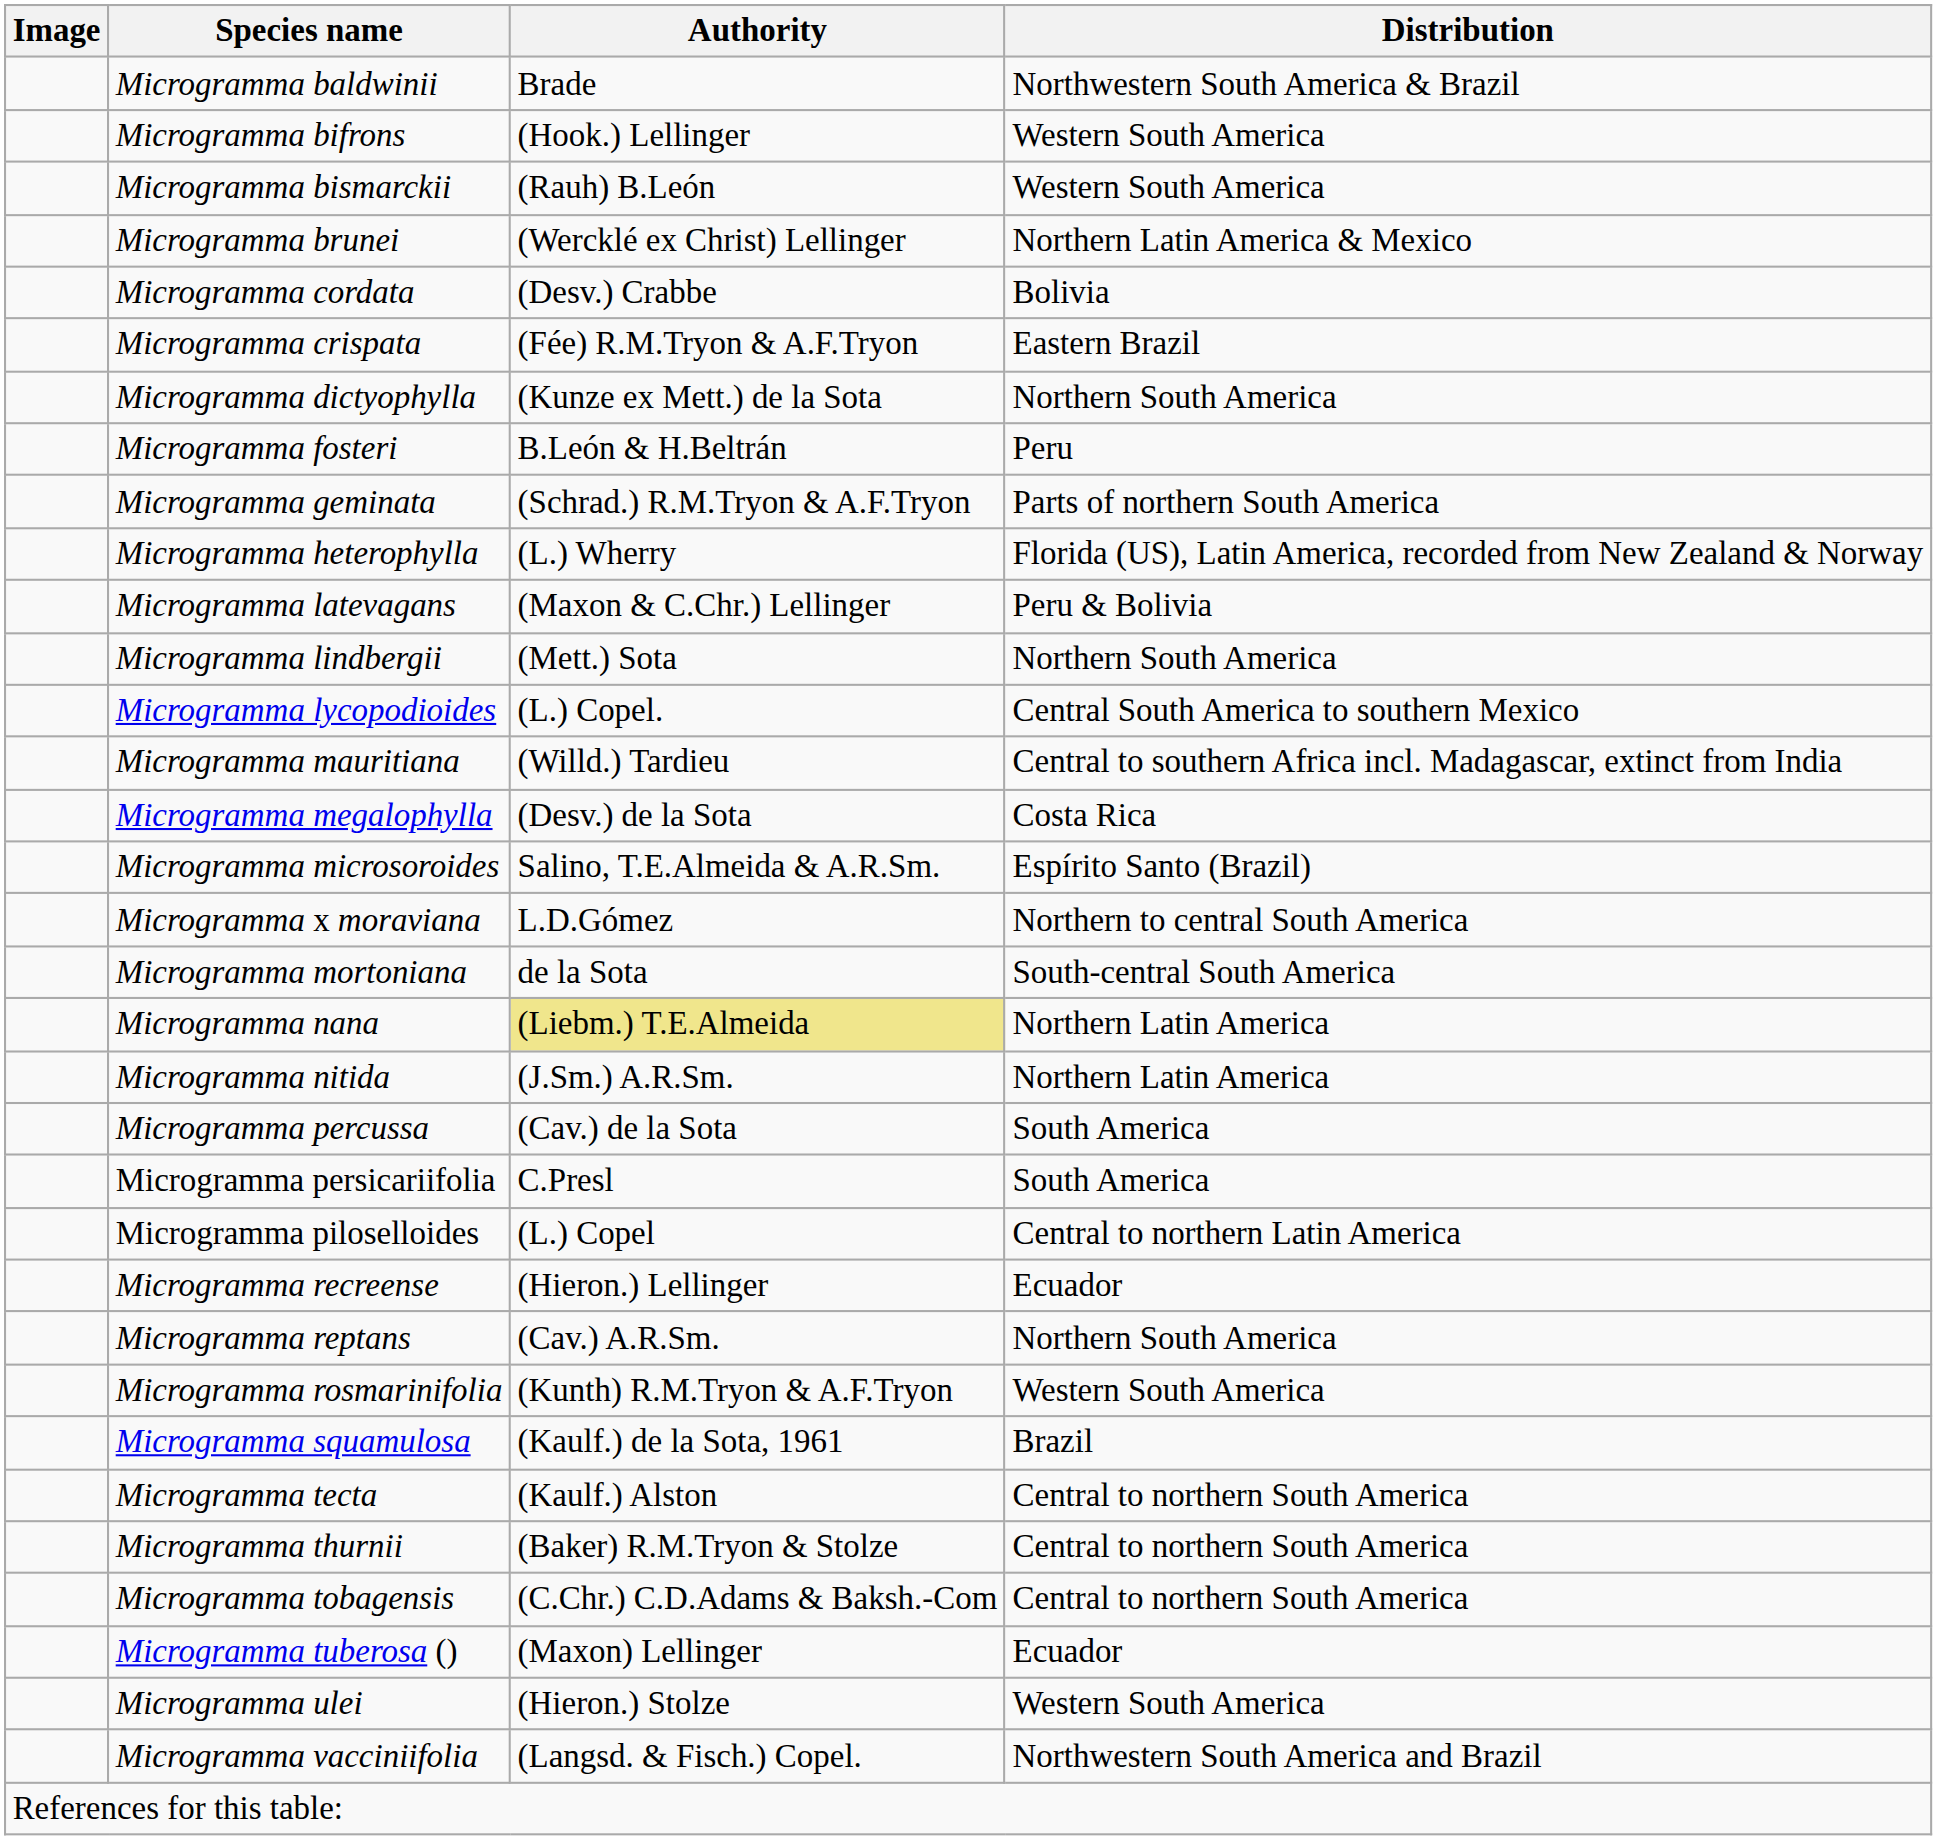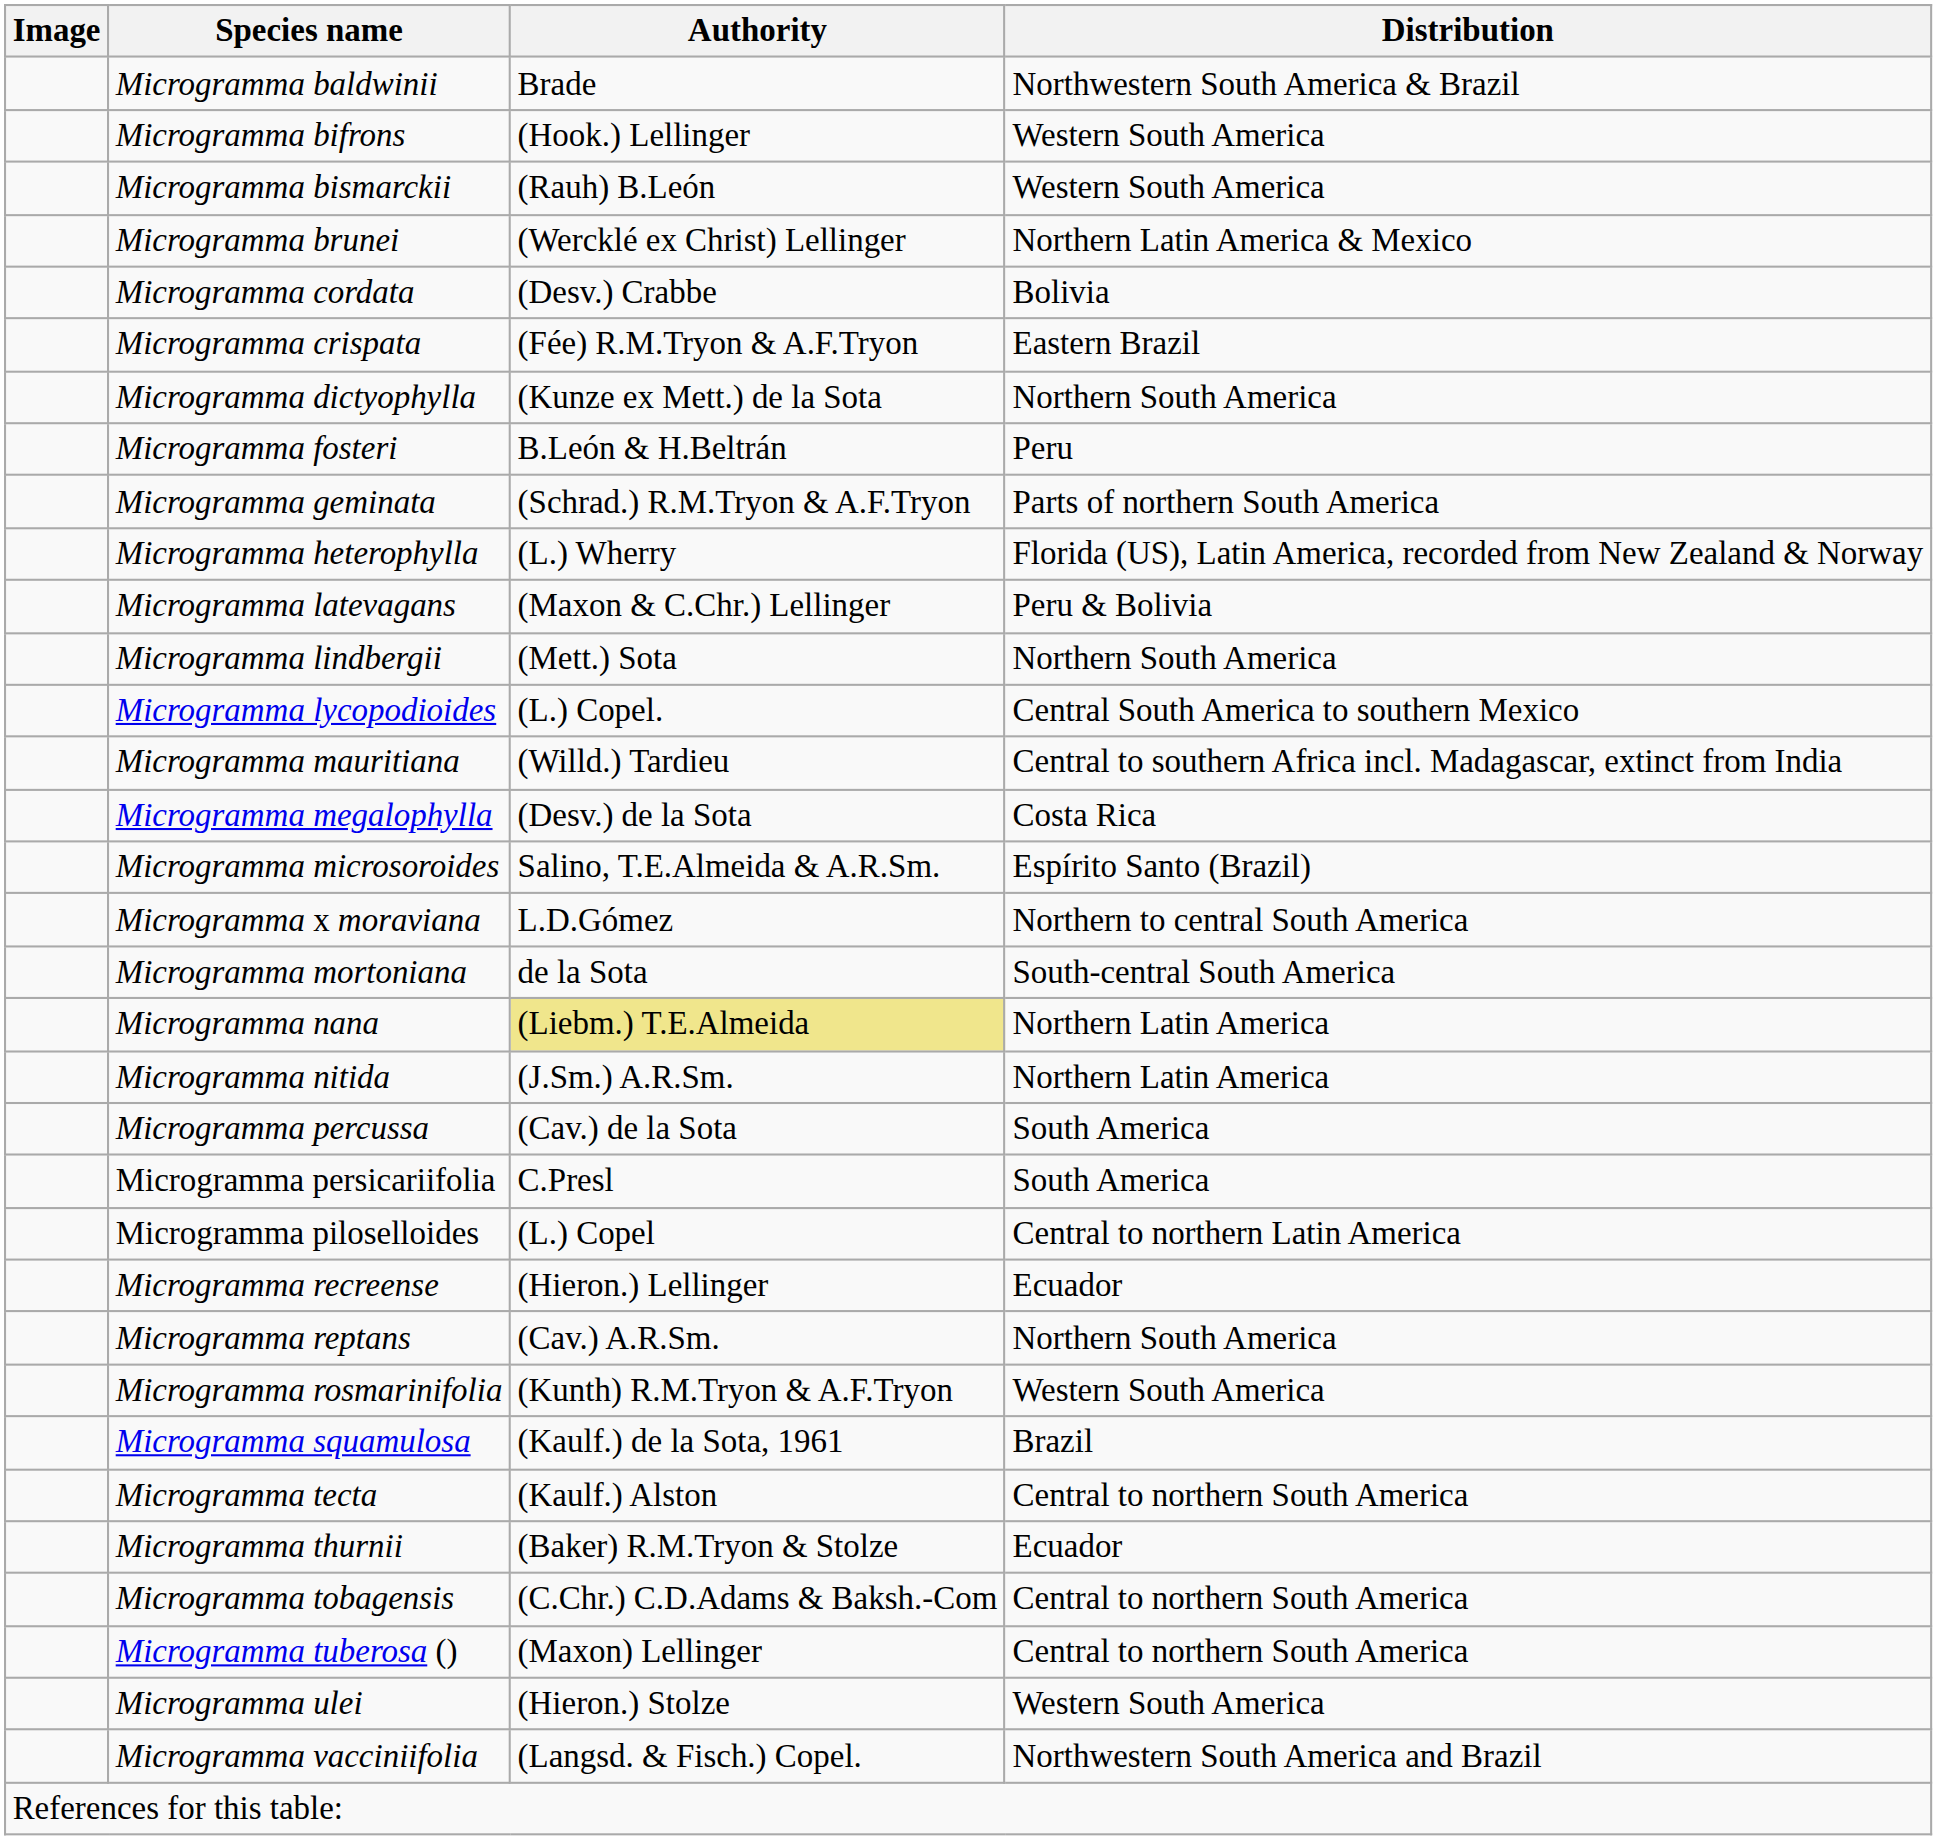(1240, 1546) Central to northern South America -> (1067, 1546) Ecuador
(1067, 1651) Ecuador -> (1240, 1651) Central to northern South America
